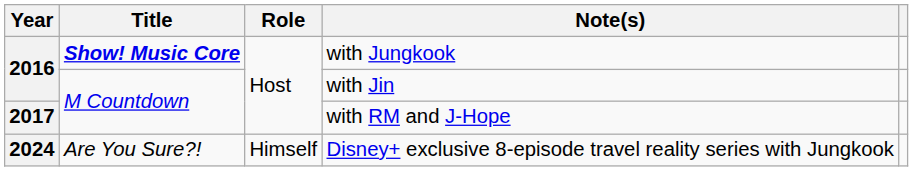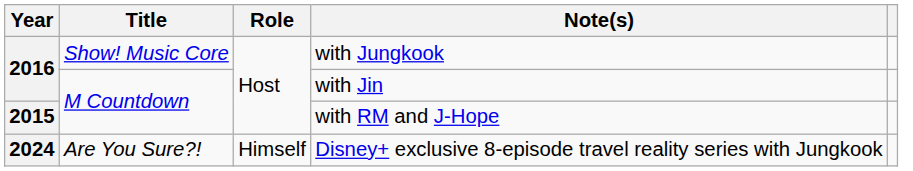(152, 52) bold -> (146, 52) normal
(32, 117) 2017 -> (32, 117) 2015
